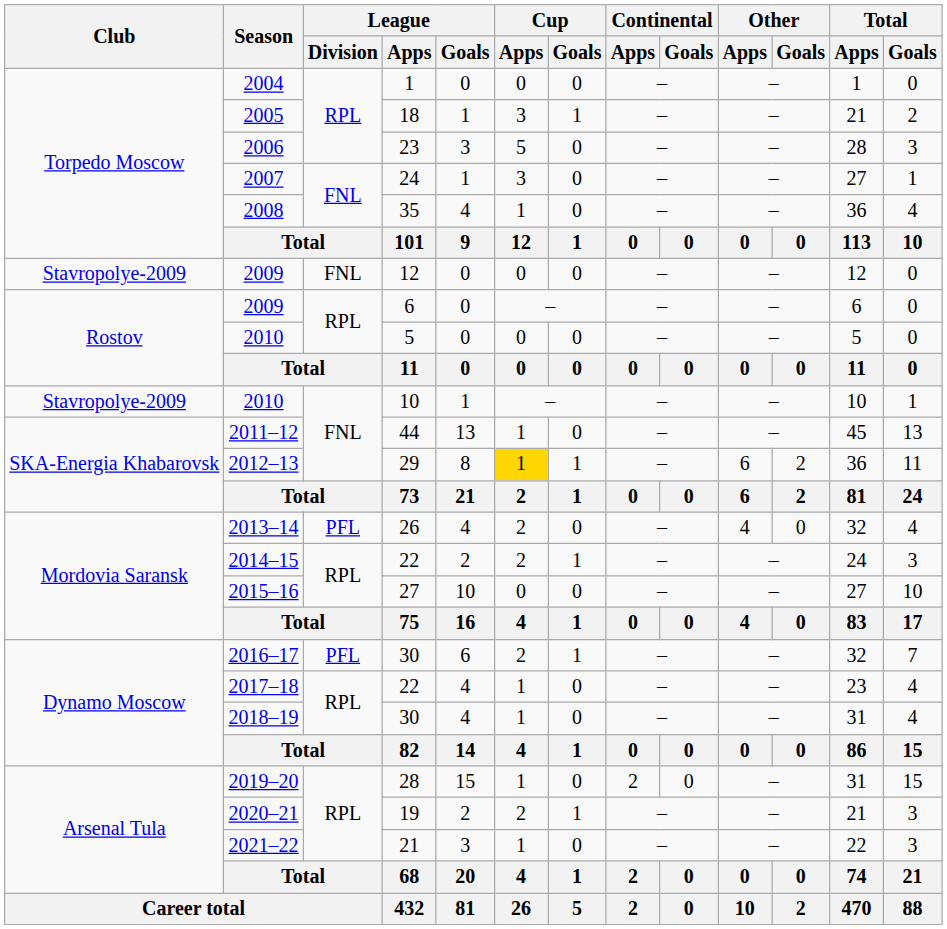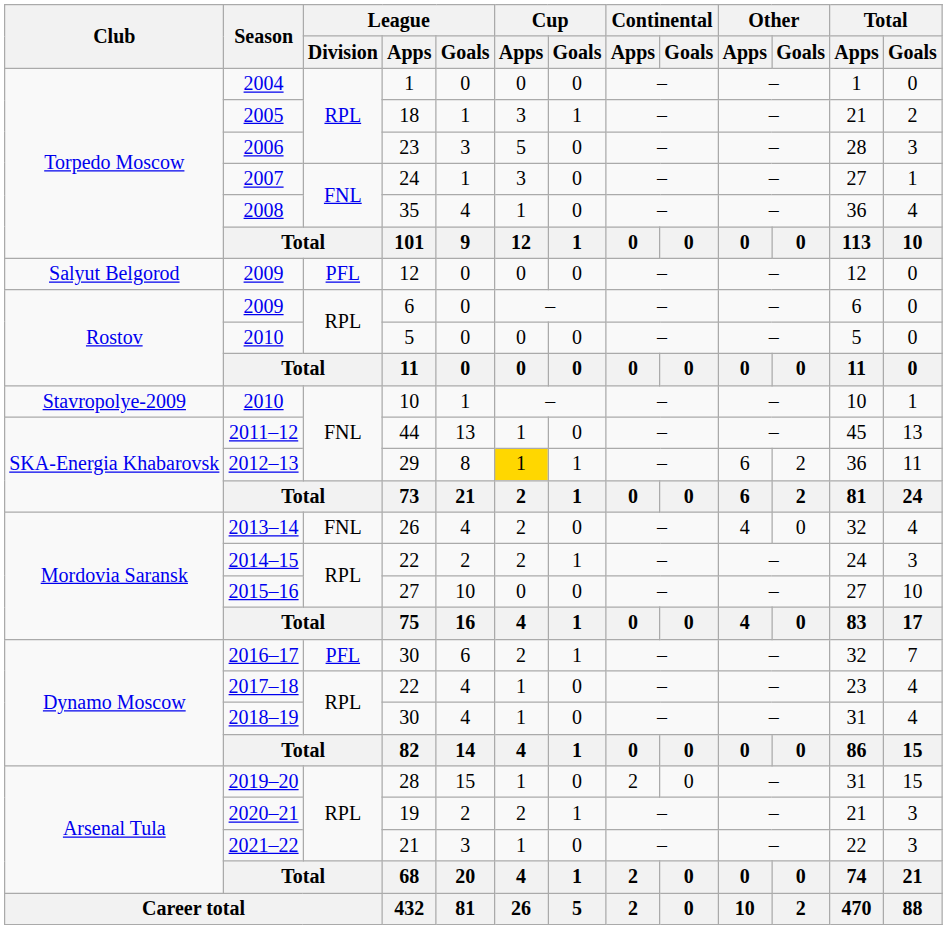(114, 274) Stavropolye-2009 -> (114, 274) Salyut Belgorod
(343, 274) FNL -> (343, 274) PFL
(343, 527) PFL -> (343, 527) FNL
